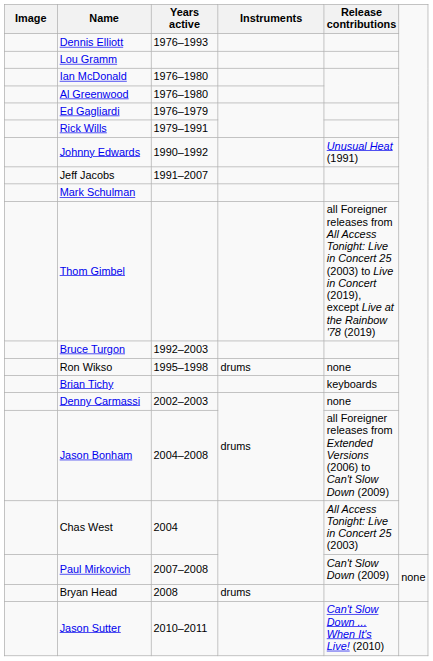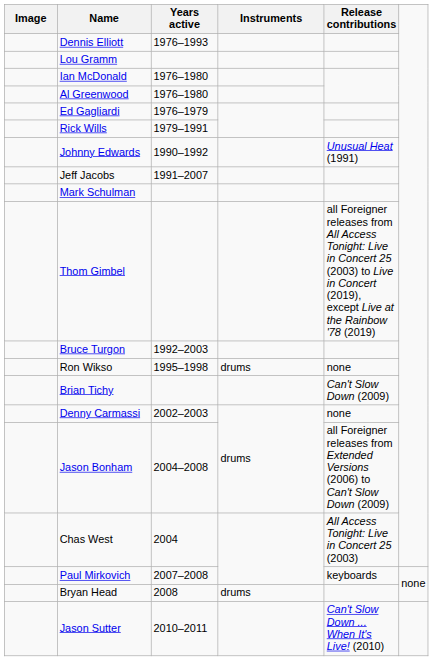(352, 384) keyboards -> (358, 390) Can't Slow Down (2009)
(358, 569) Can't Slow Down (2009) -> (352, 575) keyboards
